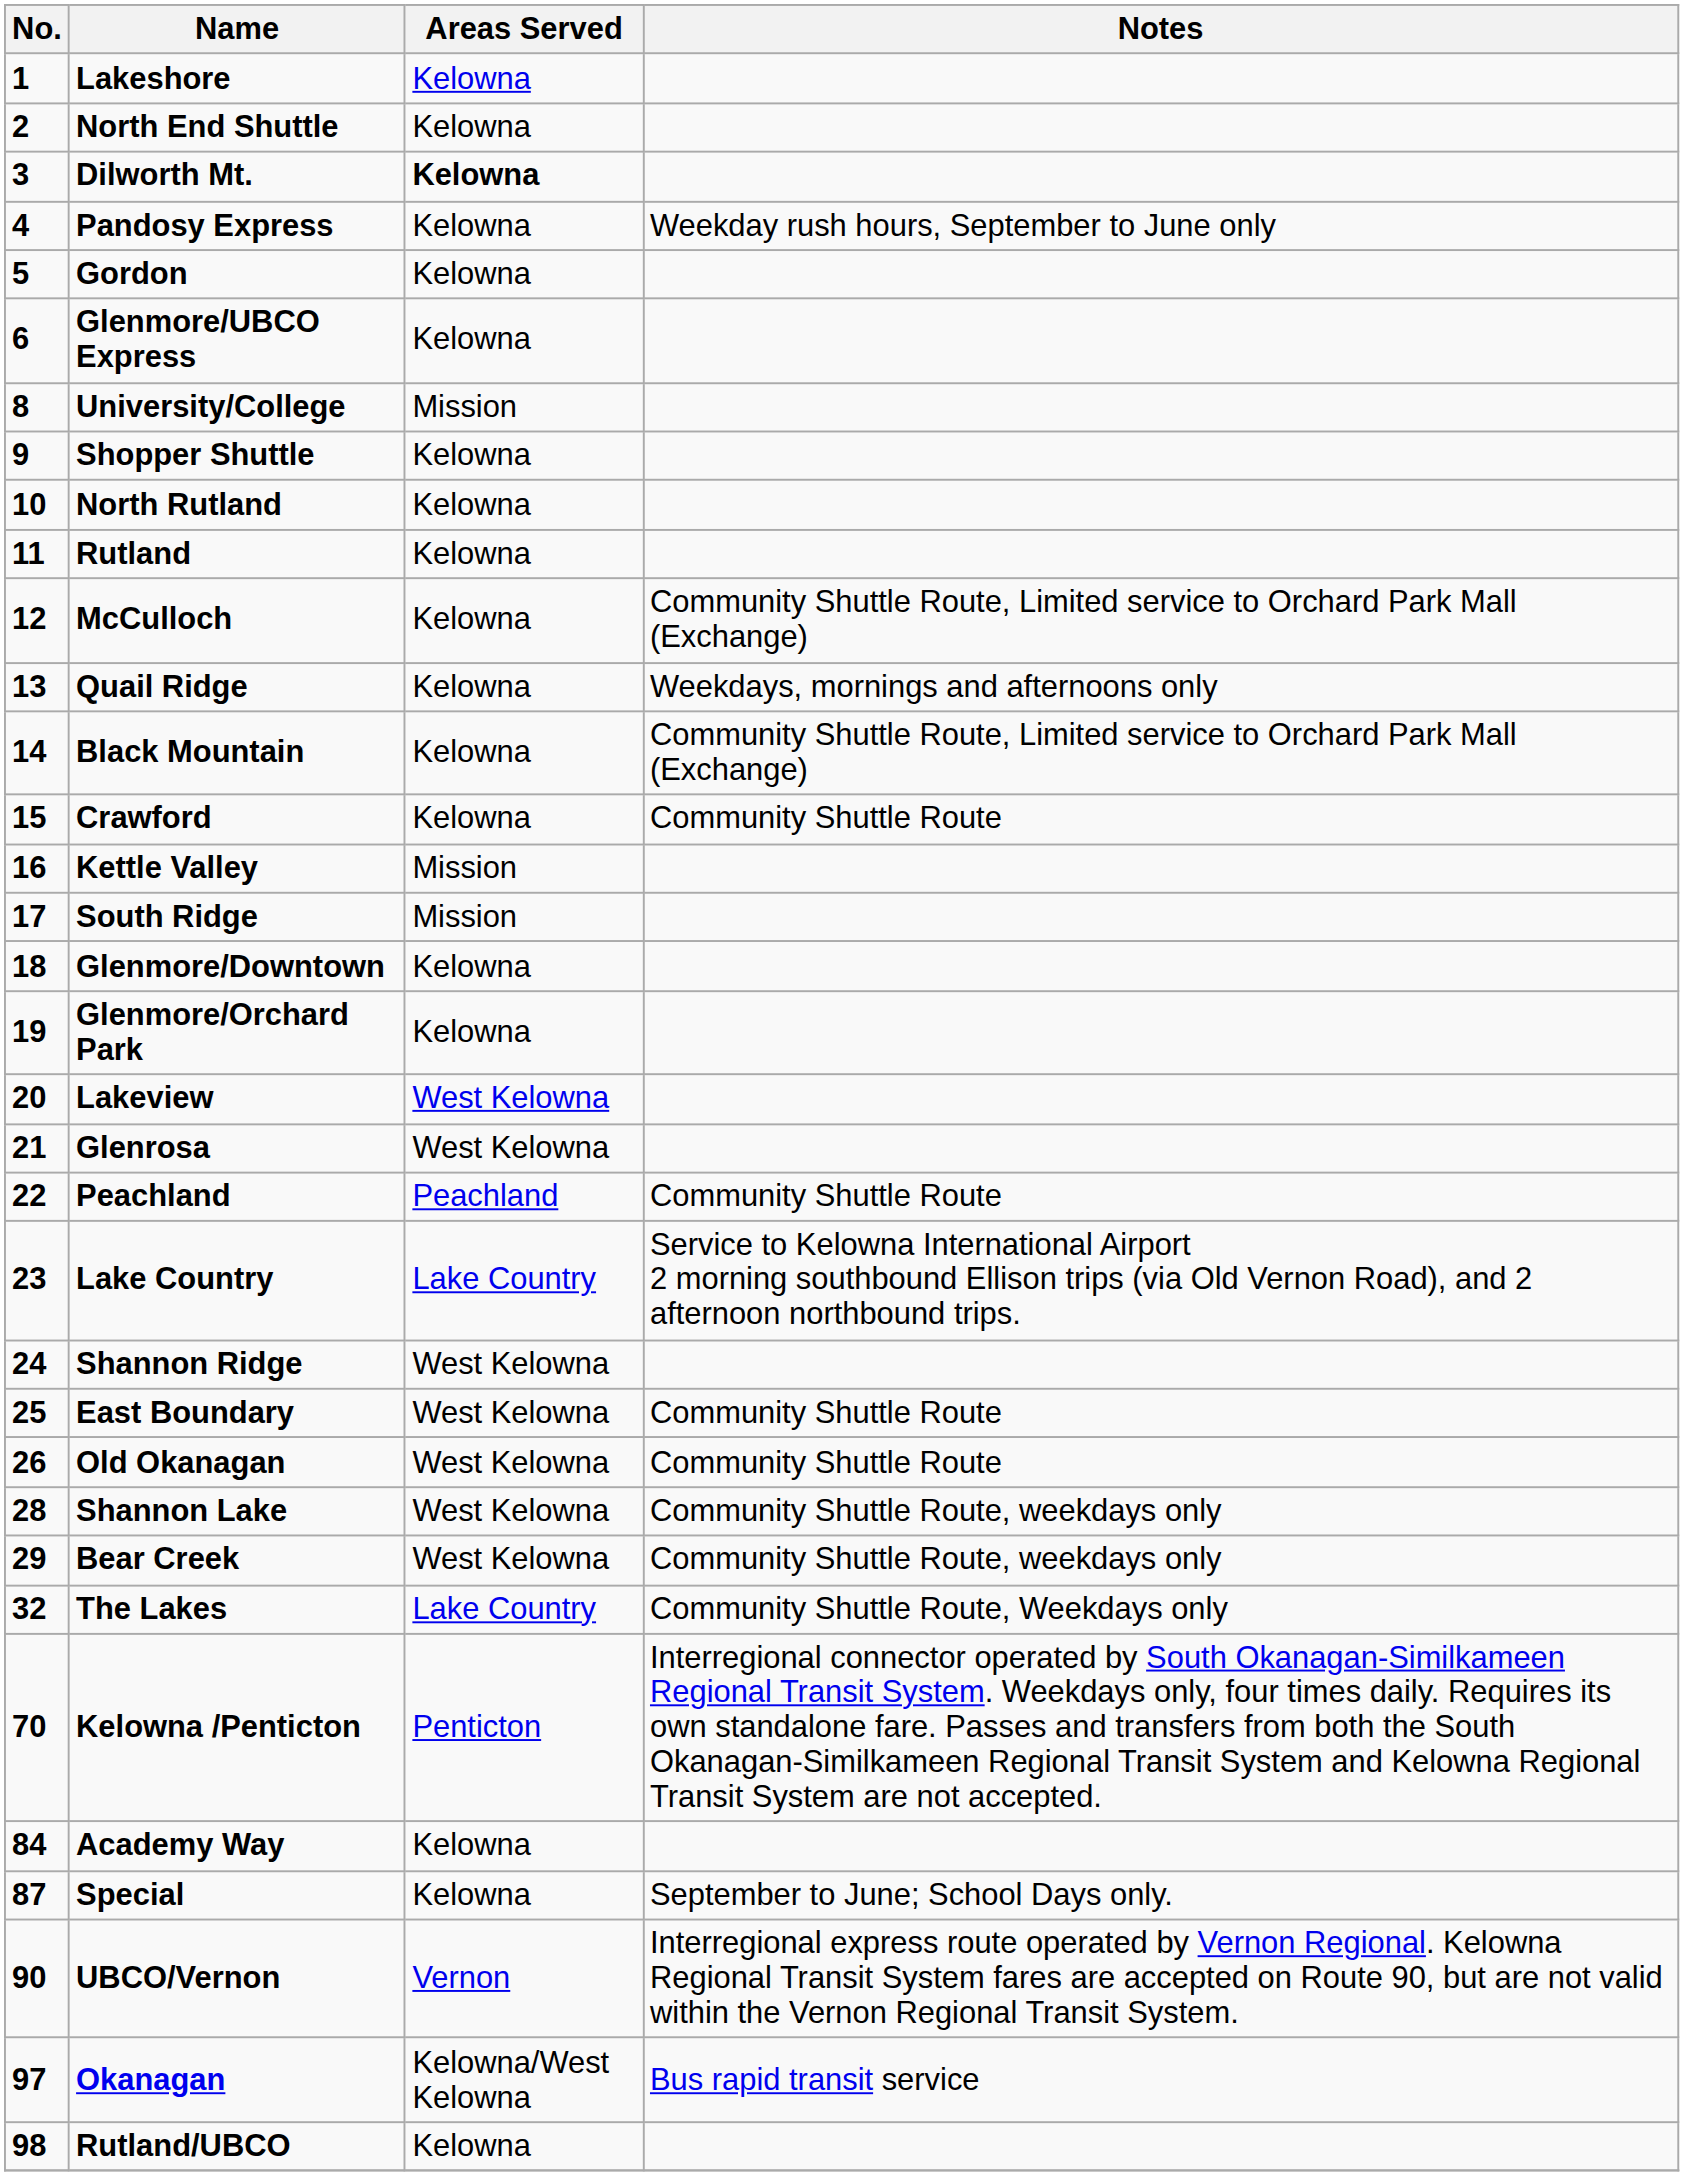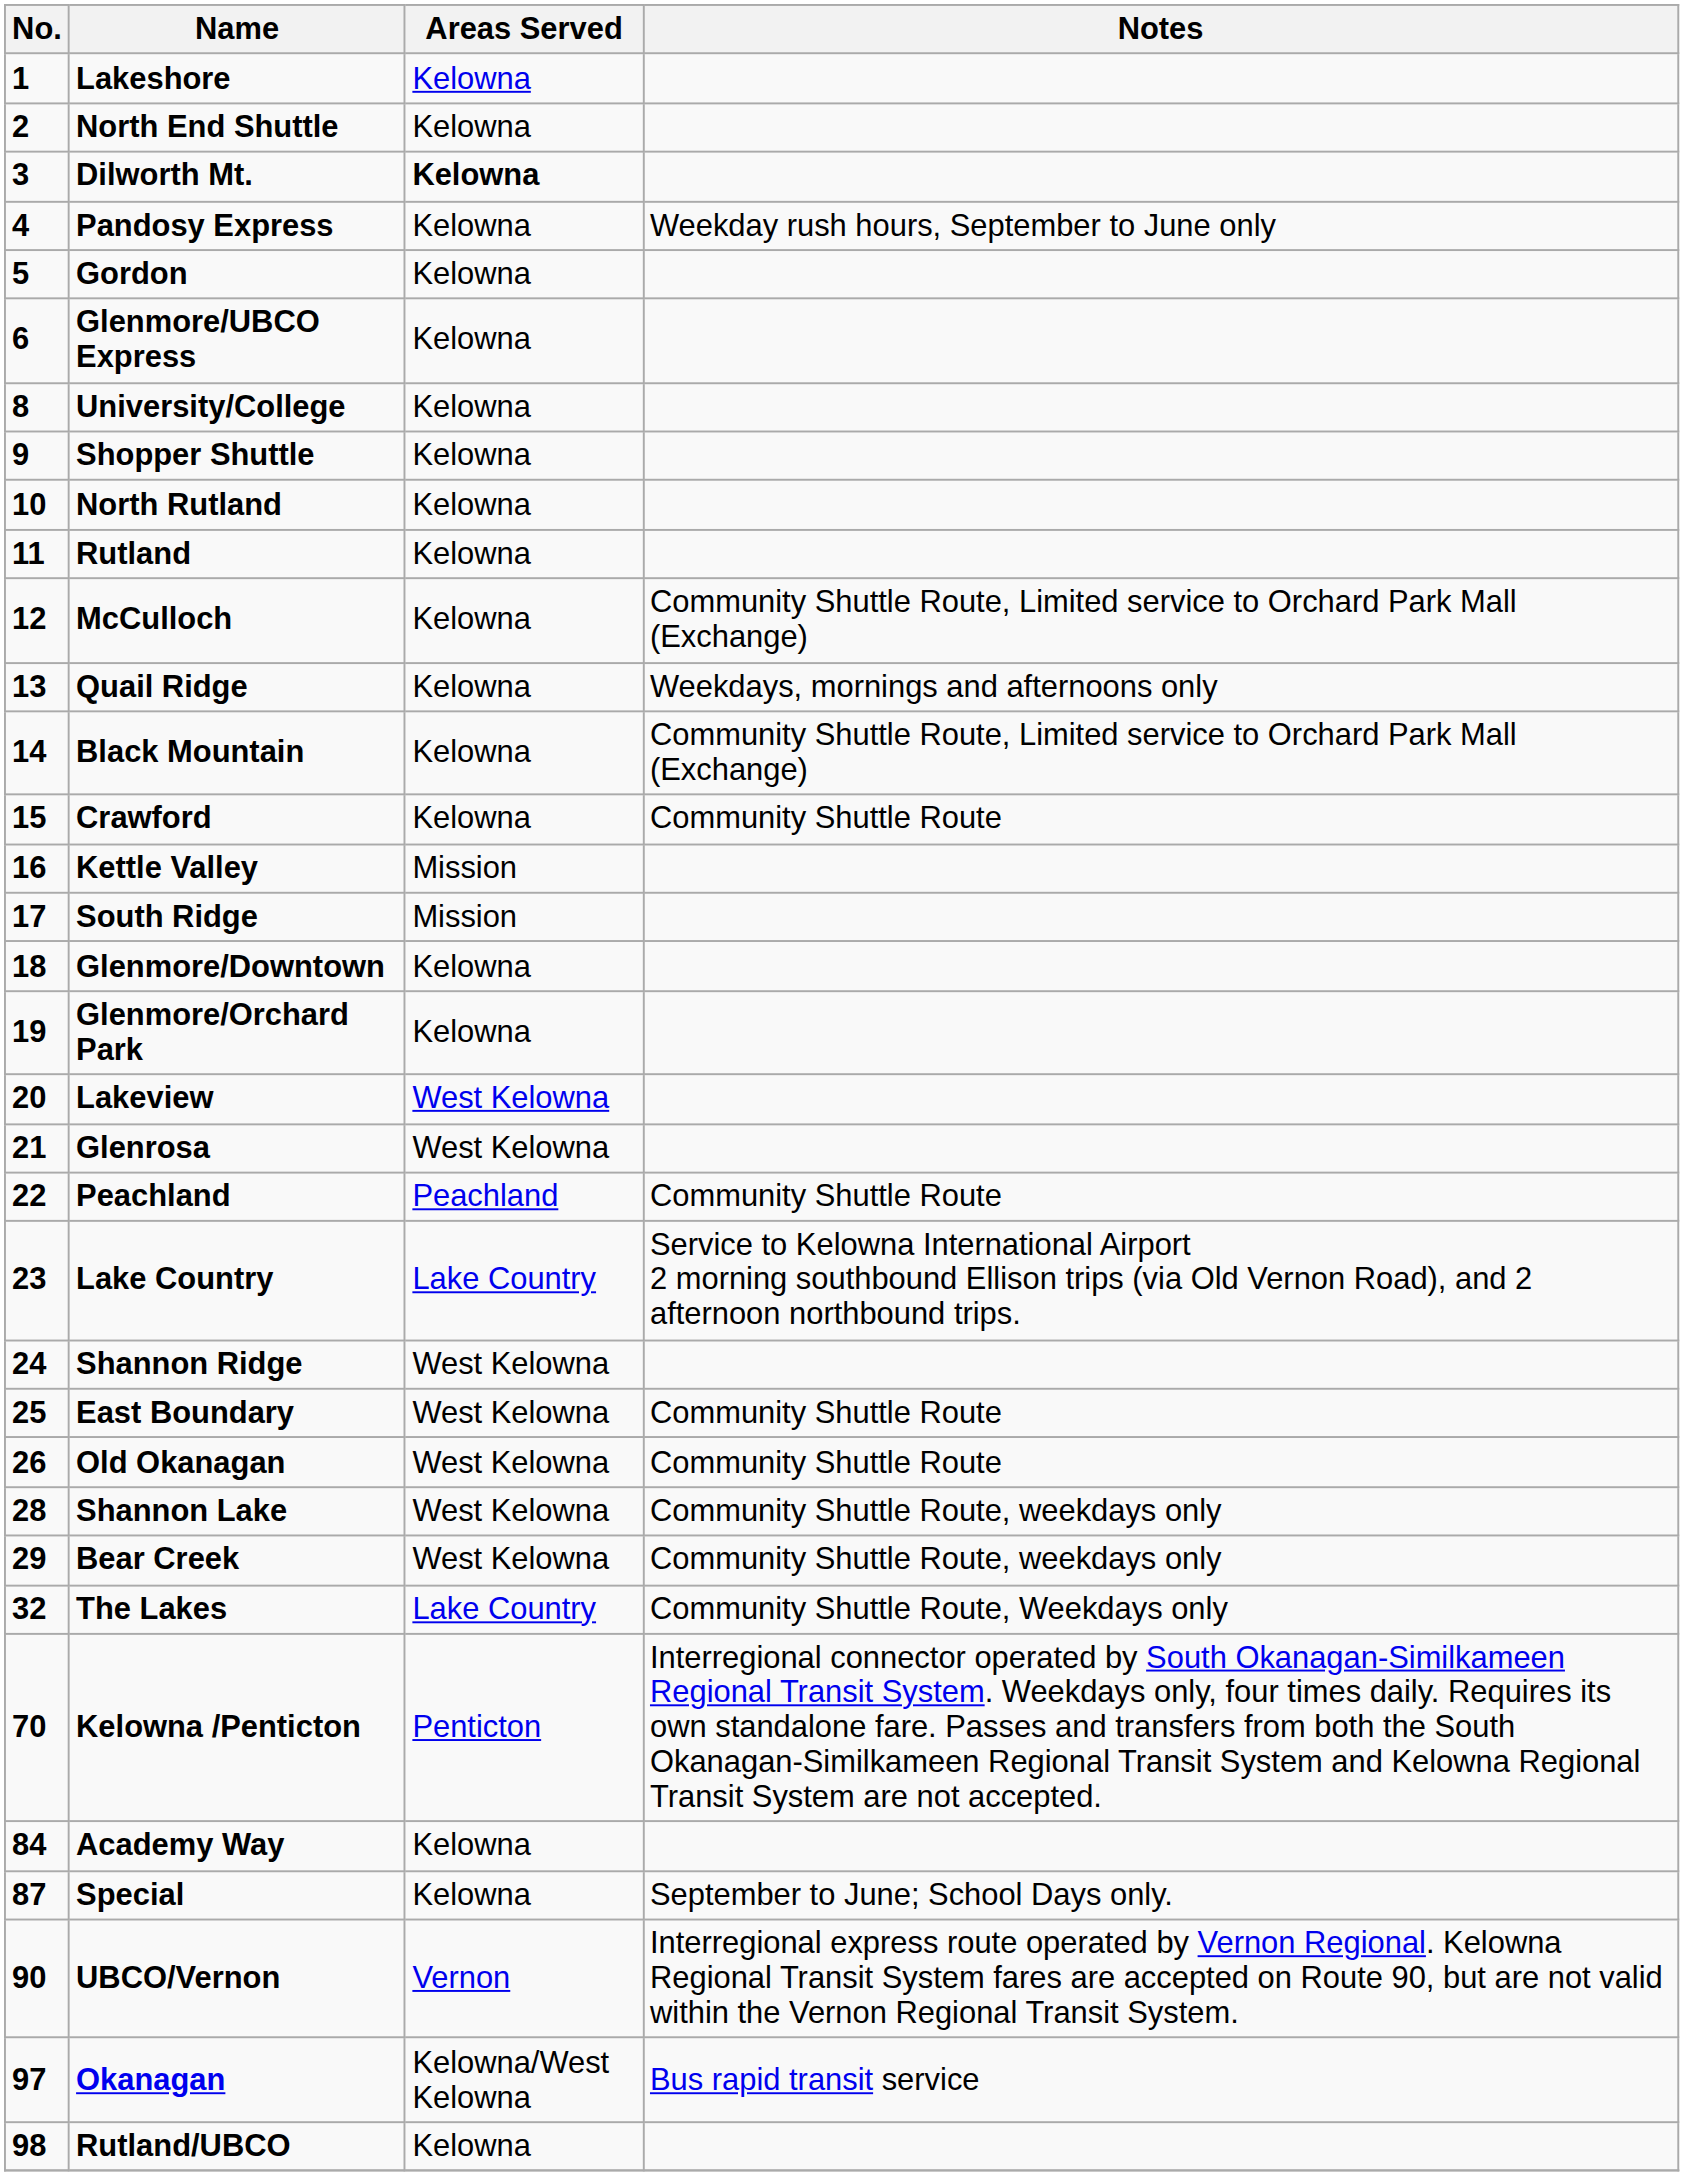(465, 406) Mission -> (472, 406) Kelowna
